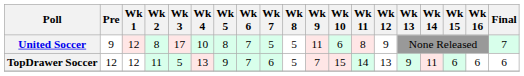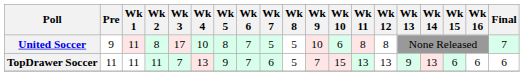(134, 44) 12 -> (134, 44) 11
(317, 44) 11 -> (317, 44) 10
(386, 44) 9 -> (386, 44) 8
(111, 62) 12 -> (111, 62) 11
(134, 62) 12 -> (134, 62) 11
(179, 62) 5 -> (179, 62) 7
(363, 62) 14 -> (363, 62) 13
(432, 62) 11 -> (432, 62) 13
